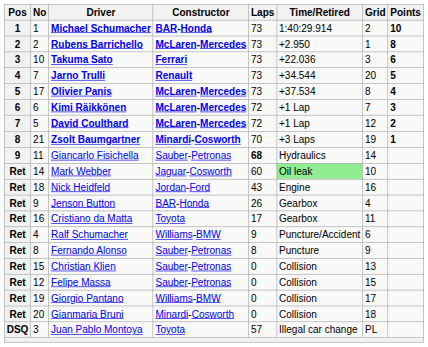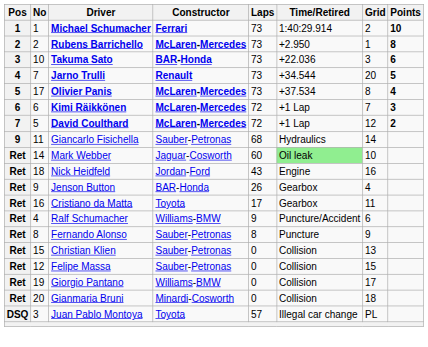(184, 28) BAR-Honda -> (171, 28) Ferrari
(171, 60) Ferrari -> (184, 60) BAR-Honda
- row: (96, 140)
(257, 155) bold -> (257, 140) normal
